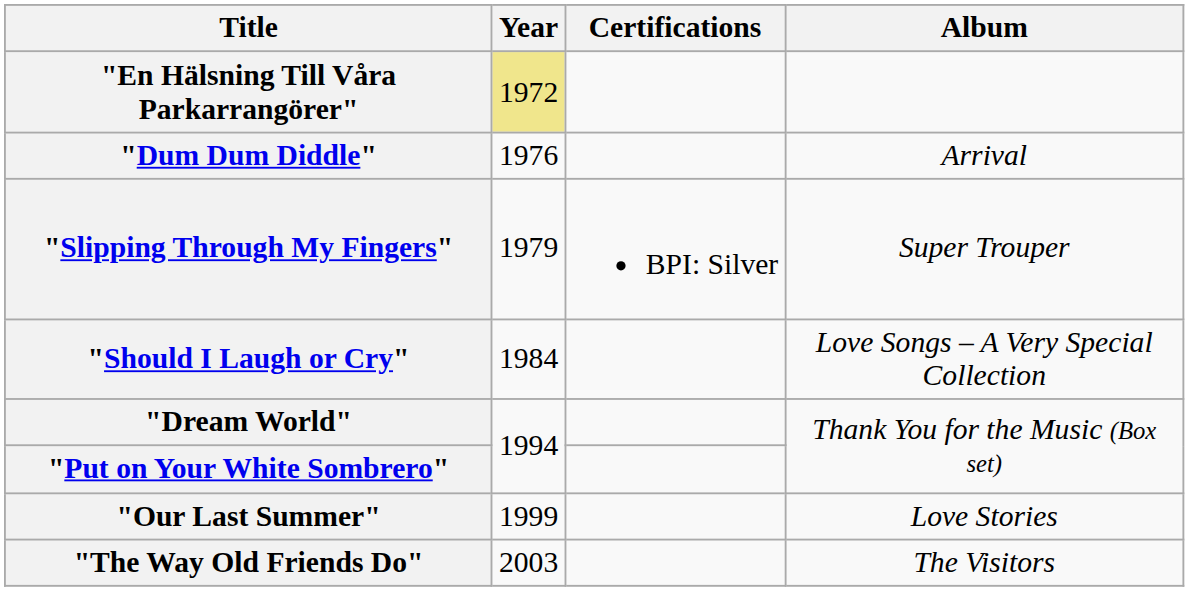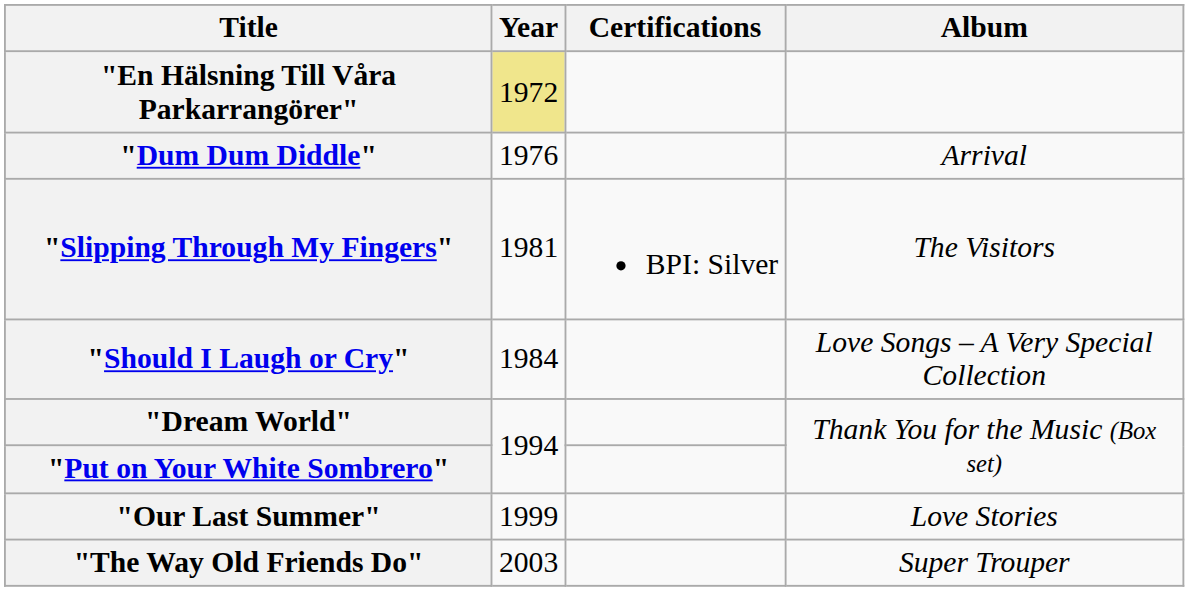(529, 248) 1979 -> (529, 248) 1981
(984, 248) Super Trouper -> (984, 248) The Visitors
(984, 562) The Visitors -> (984, 562) Super Trouper
